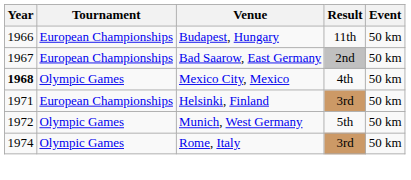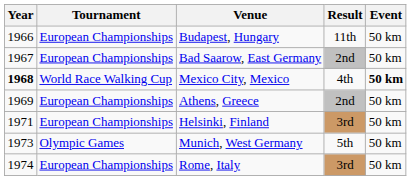(82, 79) Olympic Games -> (106, 79) World Race Walking Cup
(385, 79) normal -> (386, 79) bold
+ row: (219, 101)
(20, 122) 1972 -> (20, 143) 1973
(82, 143) Olympic Games -> (106, 165) European Championships
